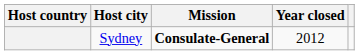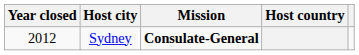columns swapped: (47, 15) <-> (310, 15)
